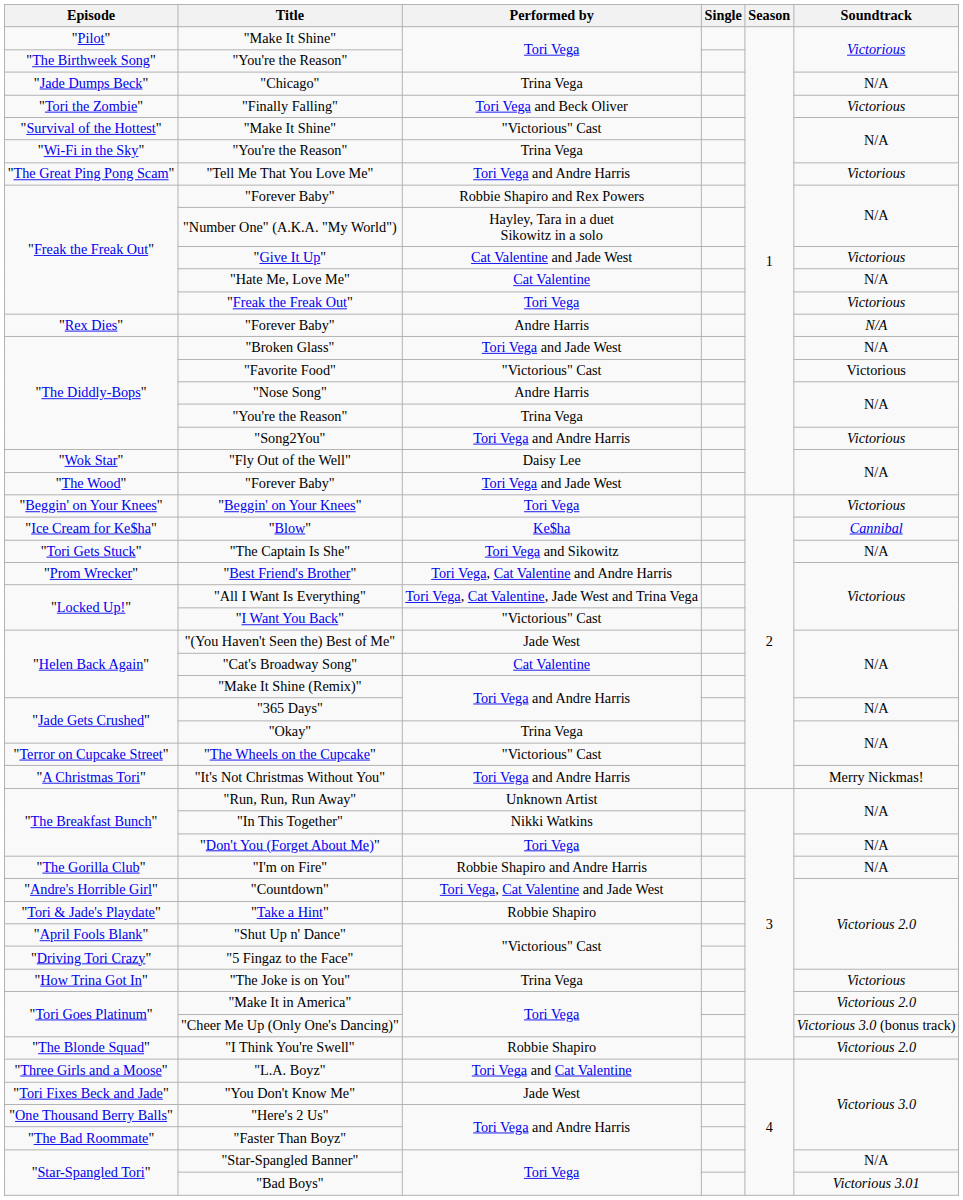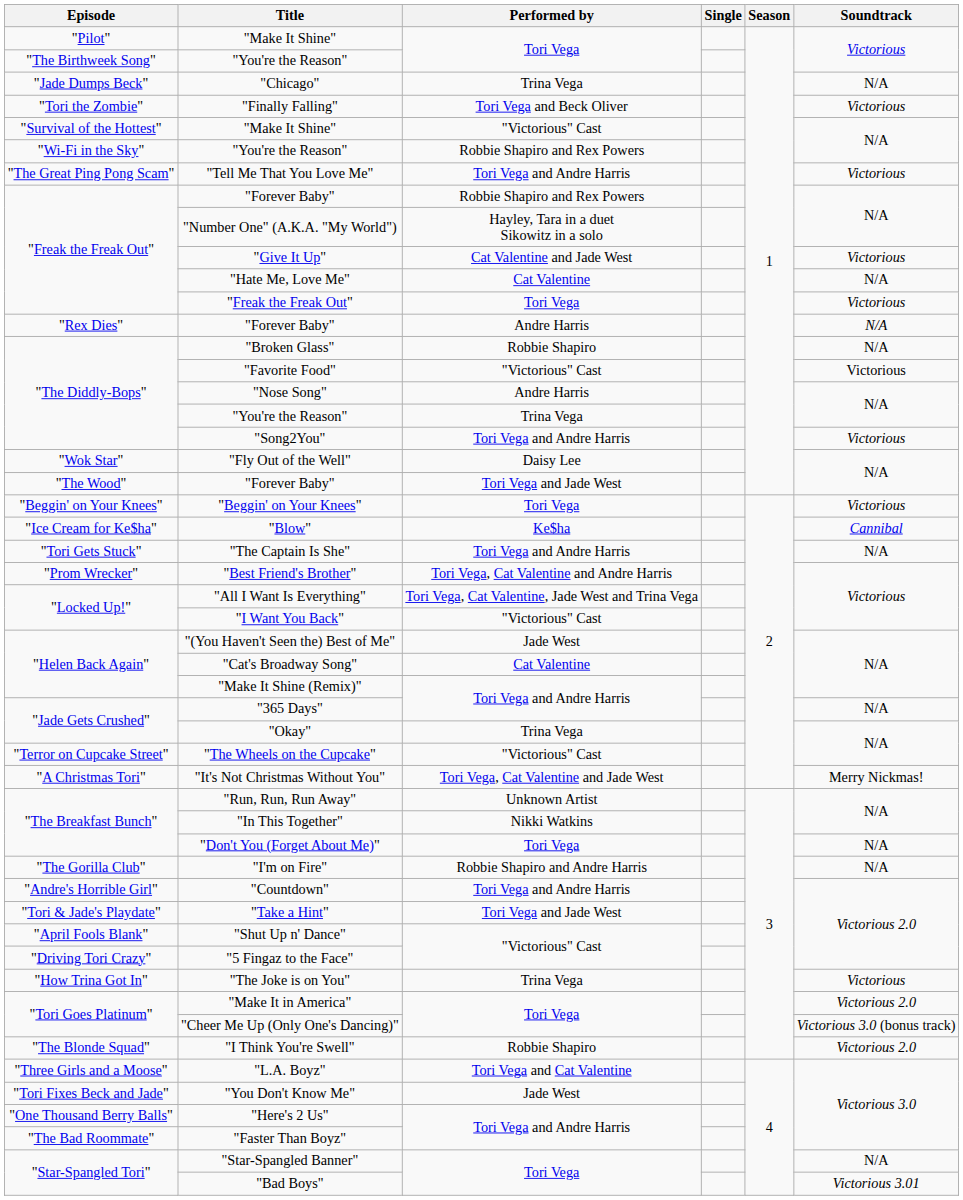(552, 151) Trina Vega -> (552, 151) Robbie Shapiro and Rex Powers
(552, 347) Tori Vega and Jade West -> (552, 347) Robbie Shapiro
(552, 551) Tori Vega and Sikowitz -> (552, 551) Tori Vega and Andre Harris
(552, 777) Tori Vega and Andre Harris -> (552, 777) Tori Vega, Cat Valentine and Jade West
(552, 889) Tori Vega, Cat Valentine and Jade West -> (552, 889) Tori Vega and Andre Harris
(552, 912) Robbie Shapiro -> (552, 912) Tori Vega and Jade West
